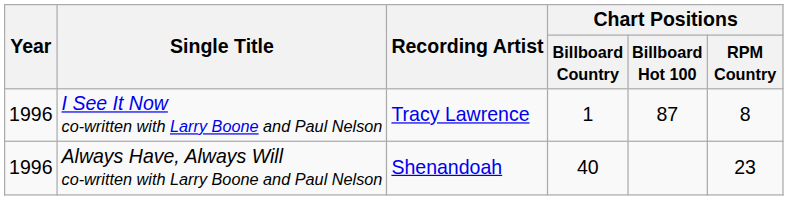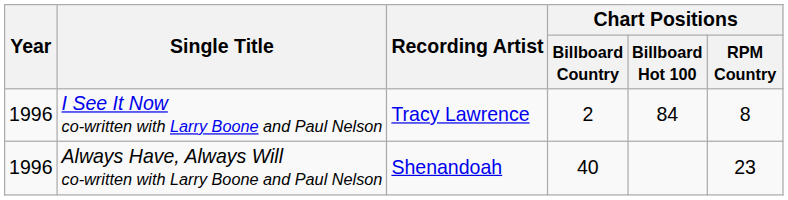(588, 114) 1 -> (588, 114) 2
(667, 114) 87 -> (667, 114) 84
